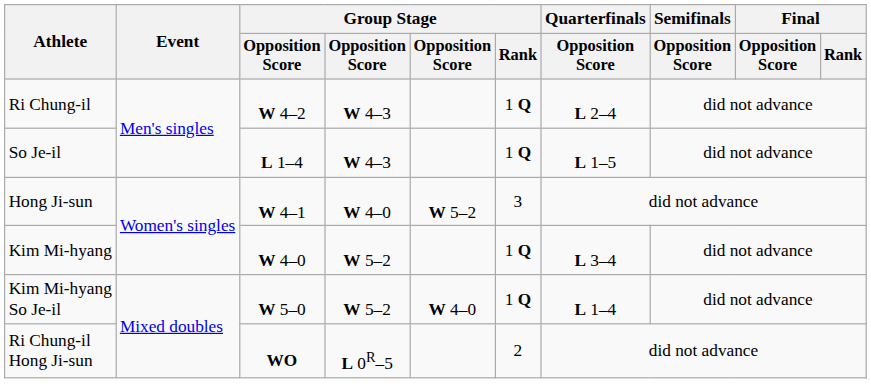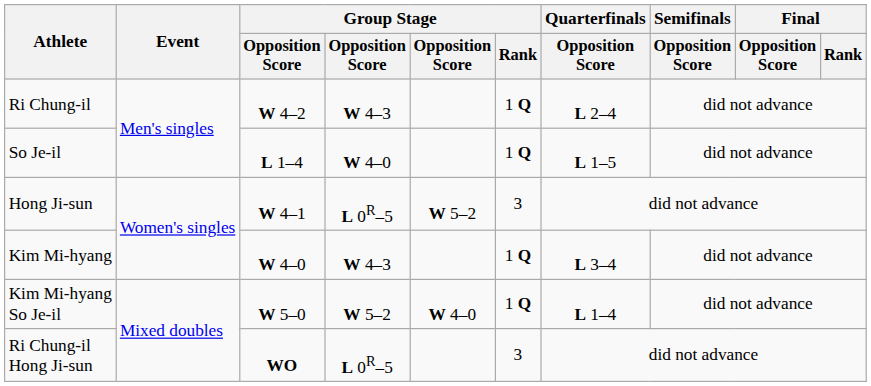(367, 163) W 4–3 -> (367, 163) W 4–0
(367, 212) W 4–0 -> (367, 214) L 0R–5
(367, 260) W 5–2 -> (367, 265) W 4–3
(518, 350) 2 -> (518, 355) 3
